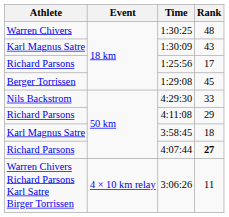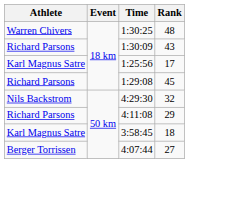(46, 47) Karl Magnus Satre -> (41, 47) Richard Parsons
(41, 64) Richard Parsons -> (46, 64) Karl Magnus Satre
(41, 81) Berger Torrissen -> (41, 81) Richard Parsons
(209, 98) 33 -> (170, 98) 32
(41, 150) Richard Parsons -> (41, 150) Berger Torrissen
(209, 150) bold -> (170, 150) normal
- row: (176, 185)
